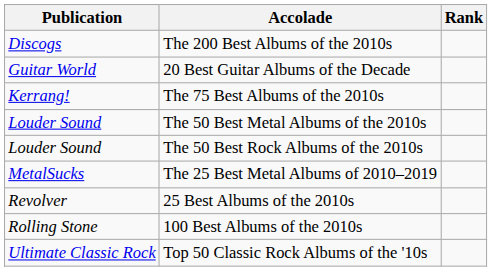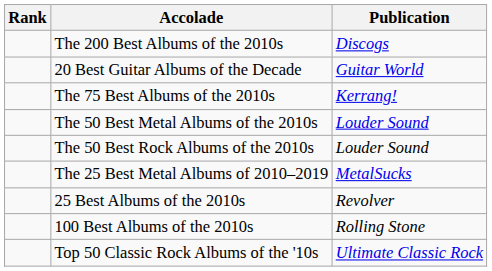columns swapped: (82, 17) <-> (464, 17)
